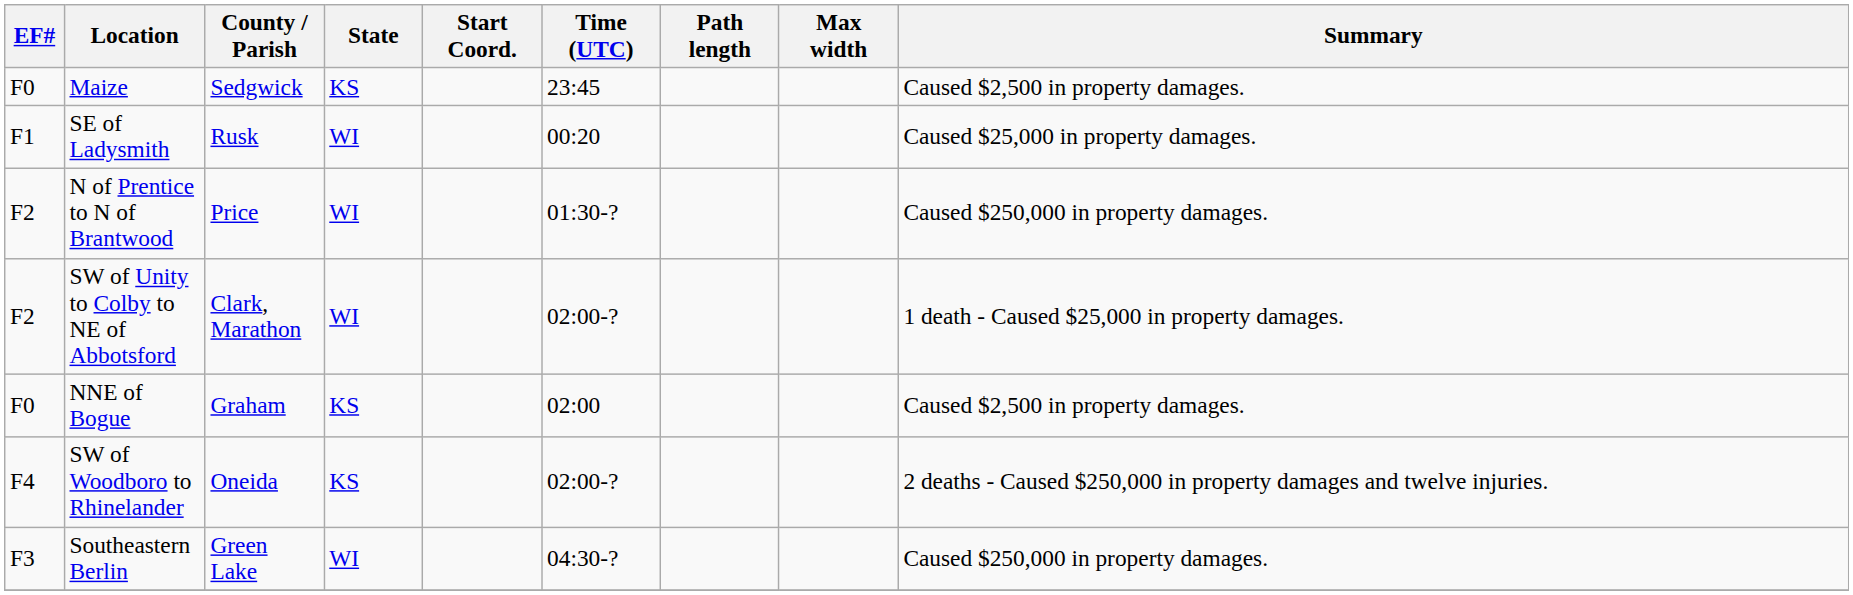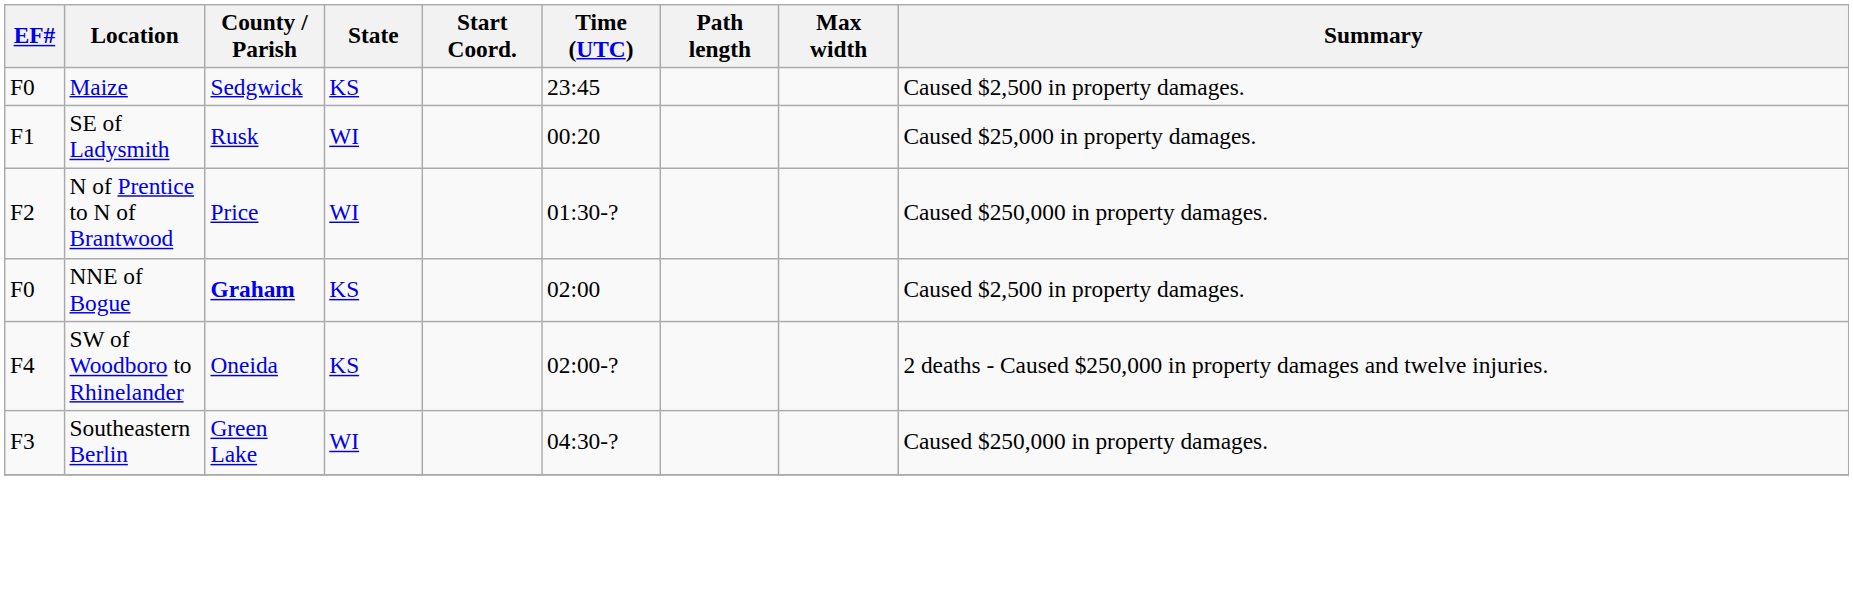- row: (129, 315)
(248, 405) normal -> (253, 289) bold
